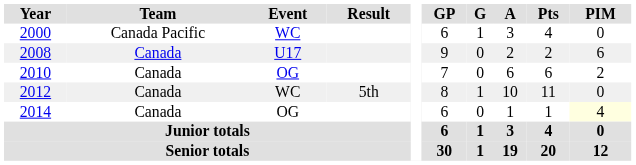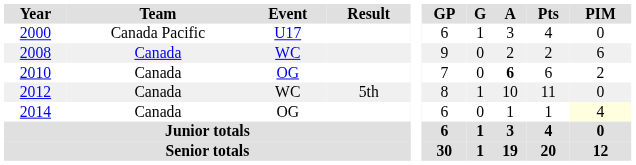(288, 33) WC -> (288, 33) U17
(288, 53) U17 -> (288, 53) WC
(510, 72) normal -> (510, 72) bold
